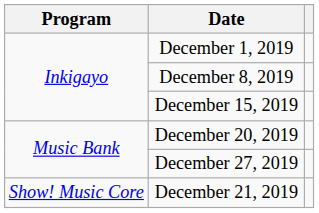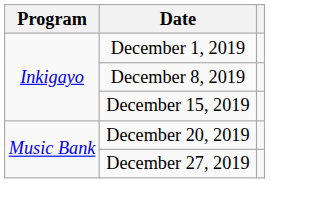- row: (226, 192)
